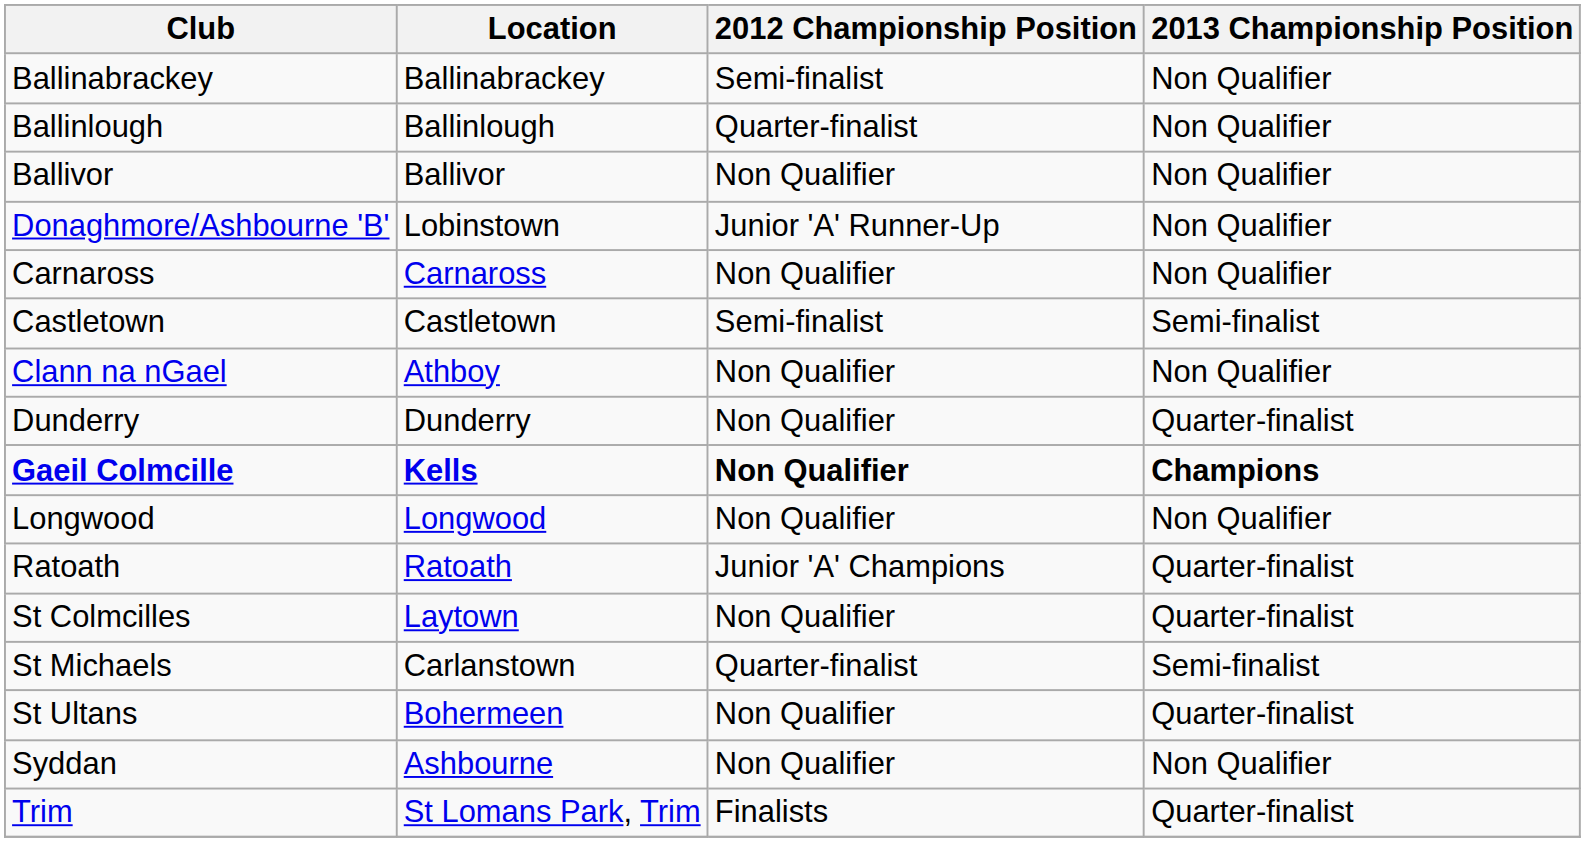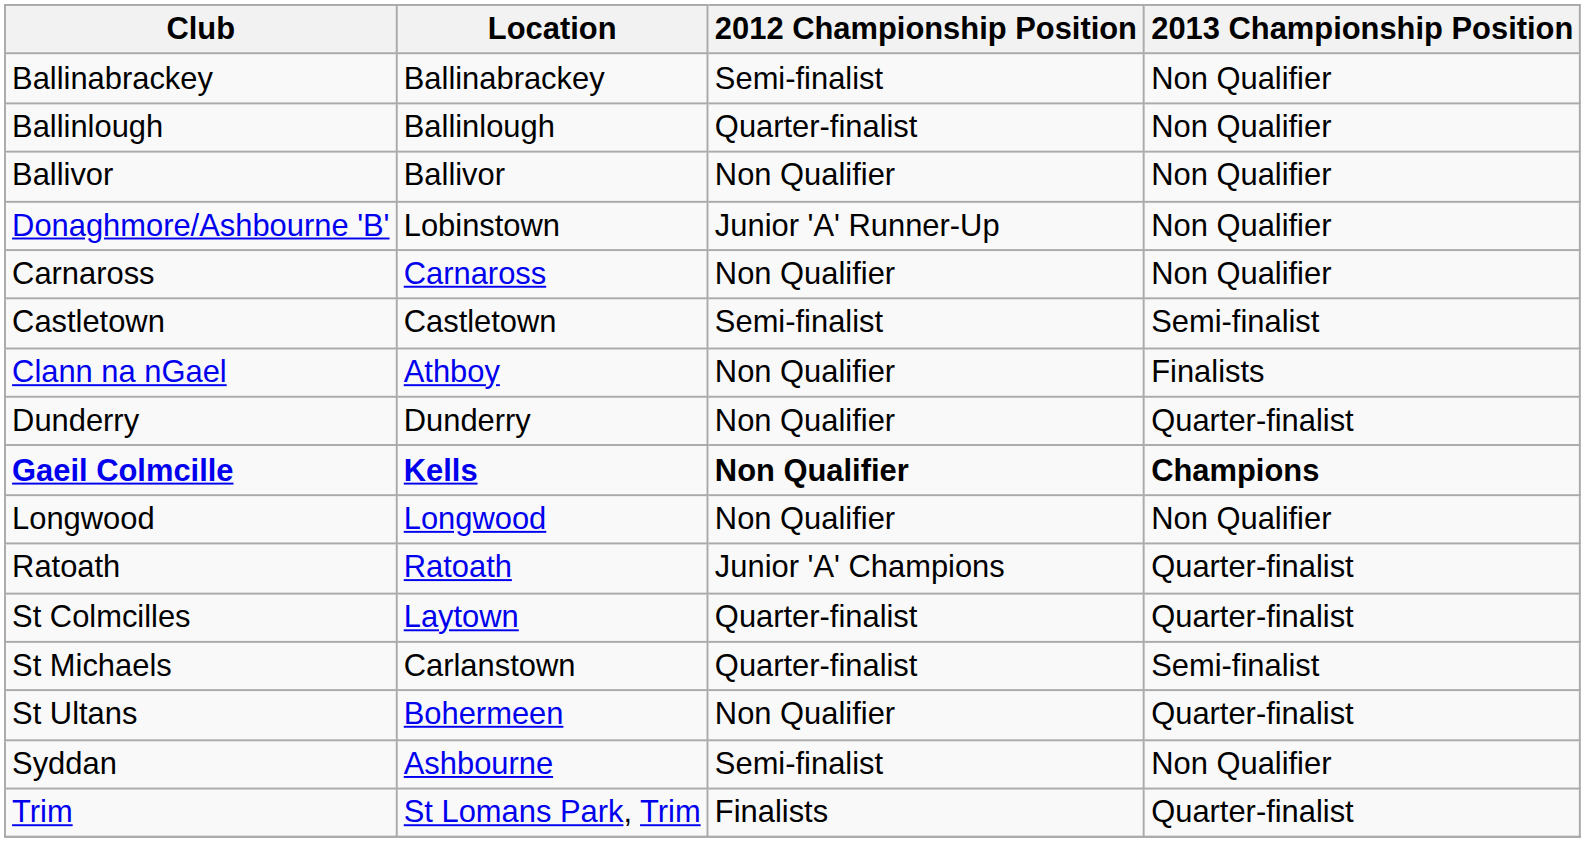(1241, 371) Non Qualifier -> (1208, 371) Finalists
(805, 616) Non Qualifier -> (816, 616) Quarter-finalist
(805, 763) Non Qualifier -> (799, 763) Semi-finalist
